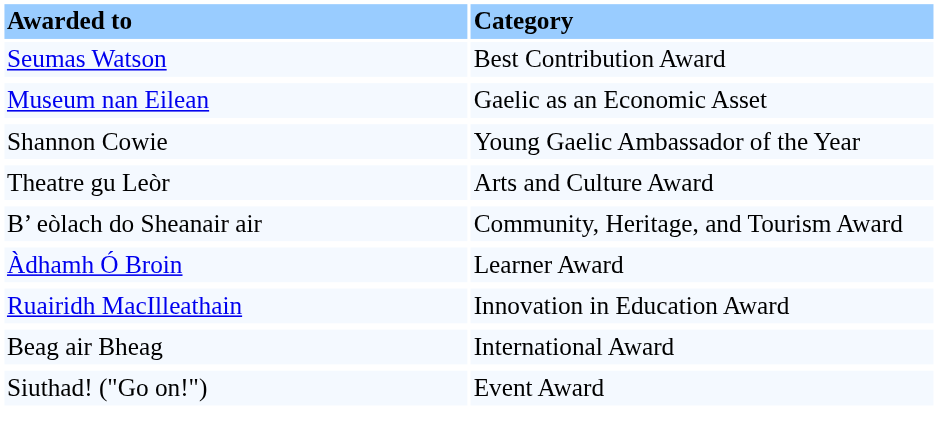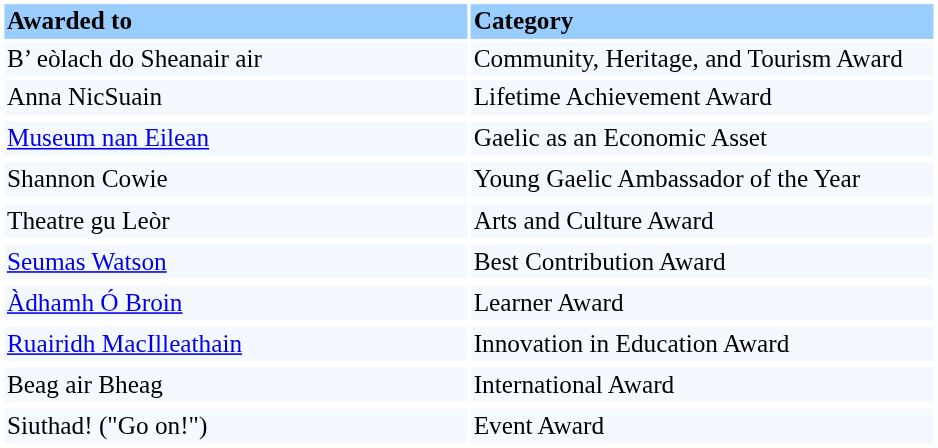rows swapped: (87, 59) <-> (134, 223)
+ row: (85, 97)
